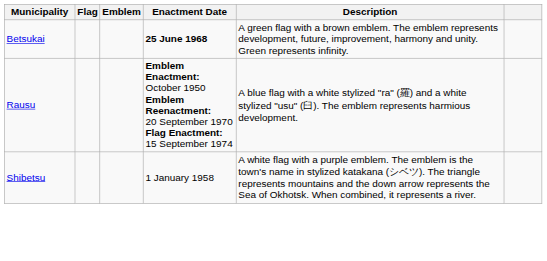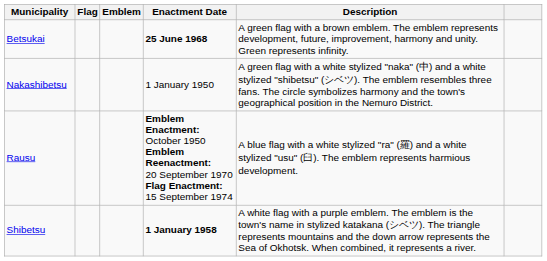+ row: (37, 84)
(180, 177) normal -> (181, 230) bold
